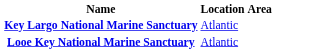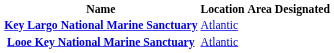+ column: (302, 9)
